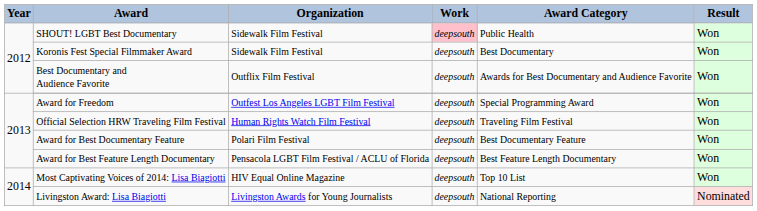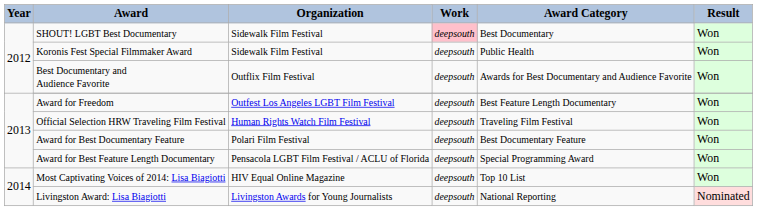(507, 33) Public Health -> (517, 33) Best Documentary
(517, 52) Best Documentary -> (507, 52) Public Health
(537, 103) Special Programming Award -> (548, 103) Best Feature Length Documentary
(548, 159) Best Feature Length Documentary -> (537, 159) Special Programming Award
